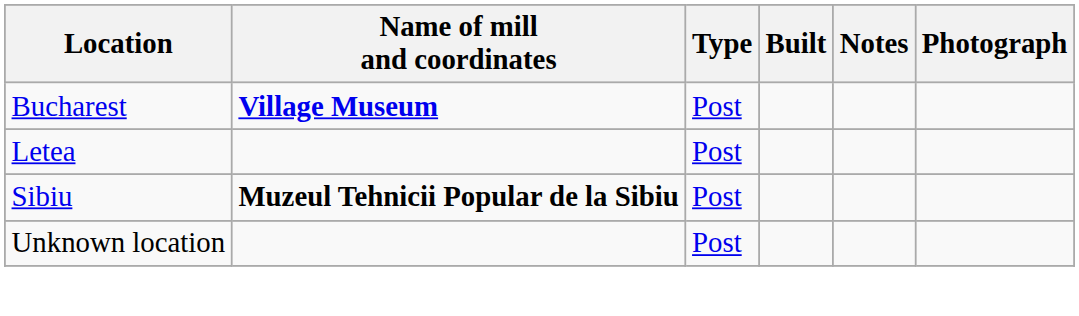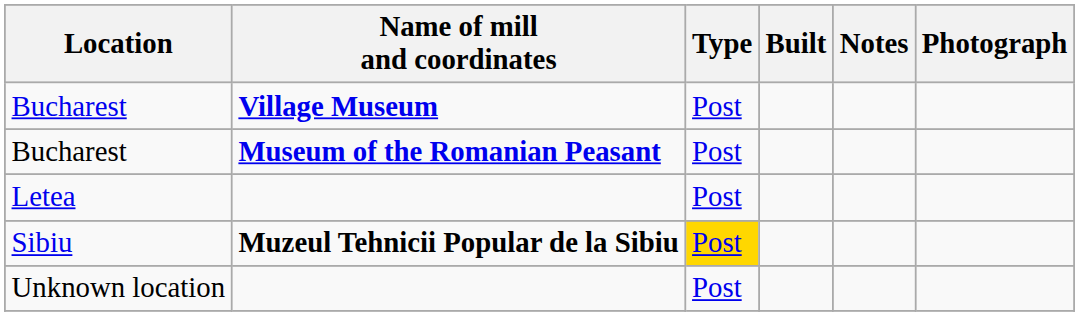+ row: (69, 151)
(717, 196) no background -> (717, 242) gold background
